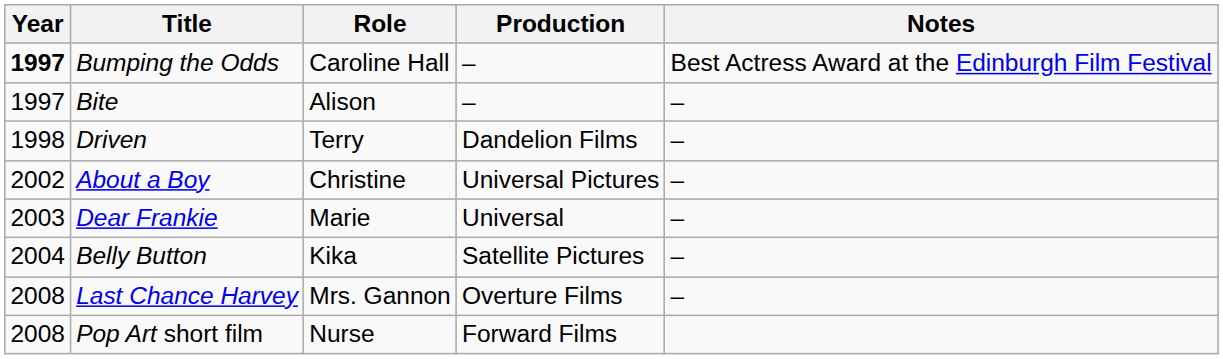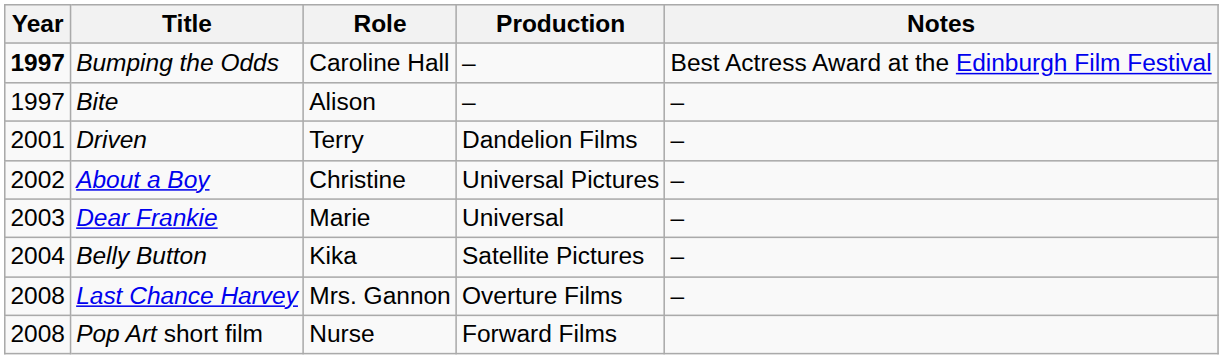(38, 140) 1998 -> (38, 140) 2001
